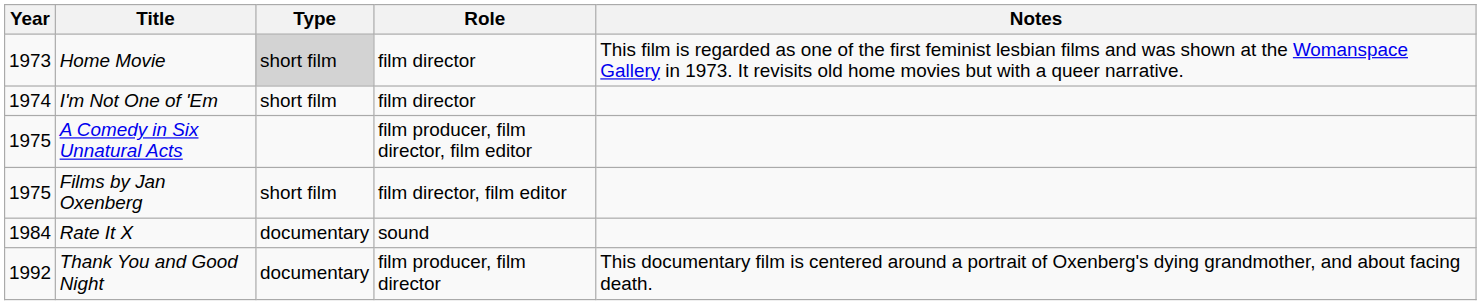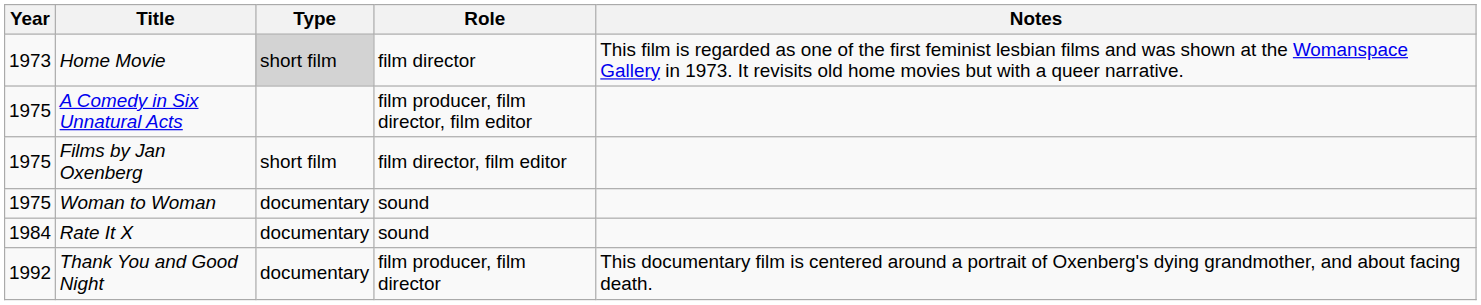- row: (139, 100)
+ row: (138, 202)
